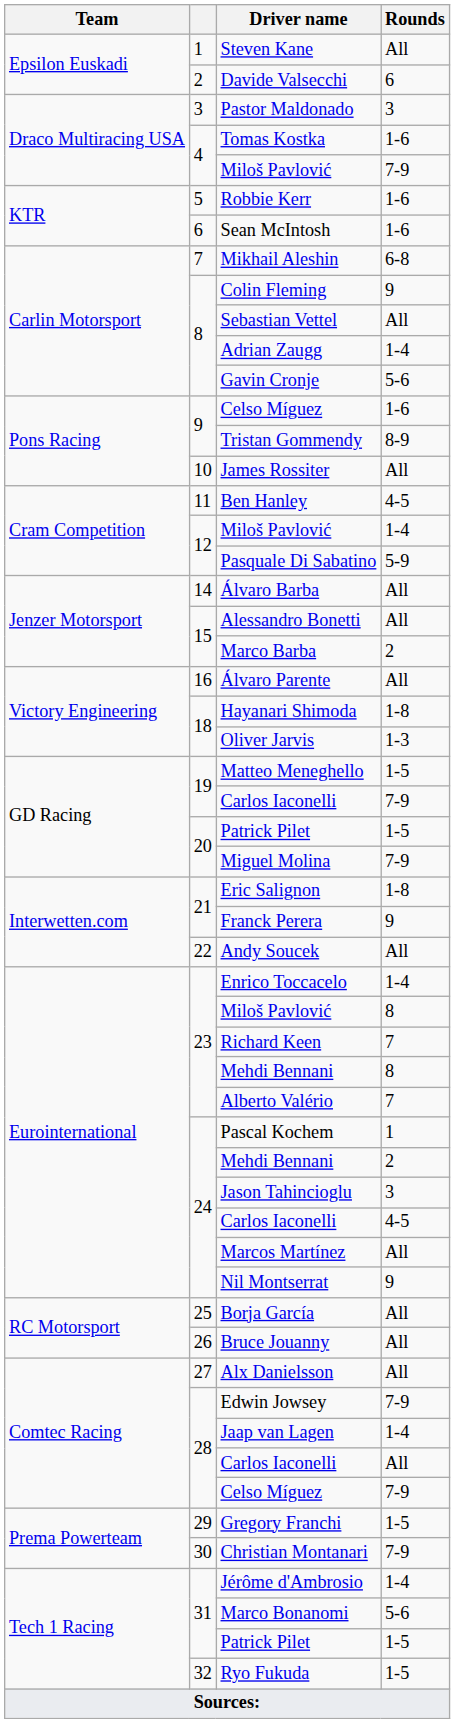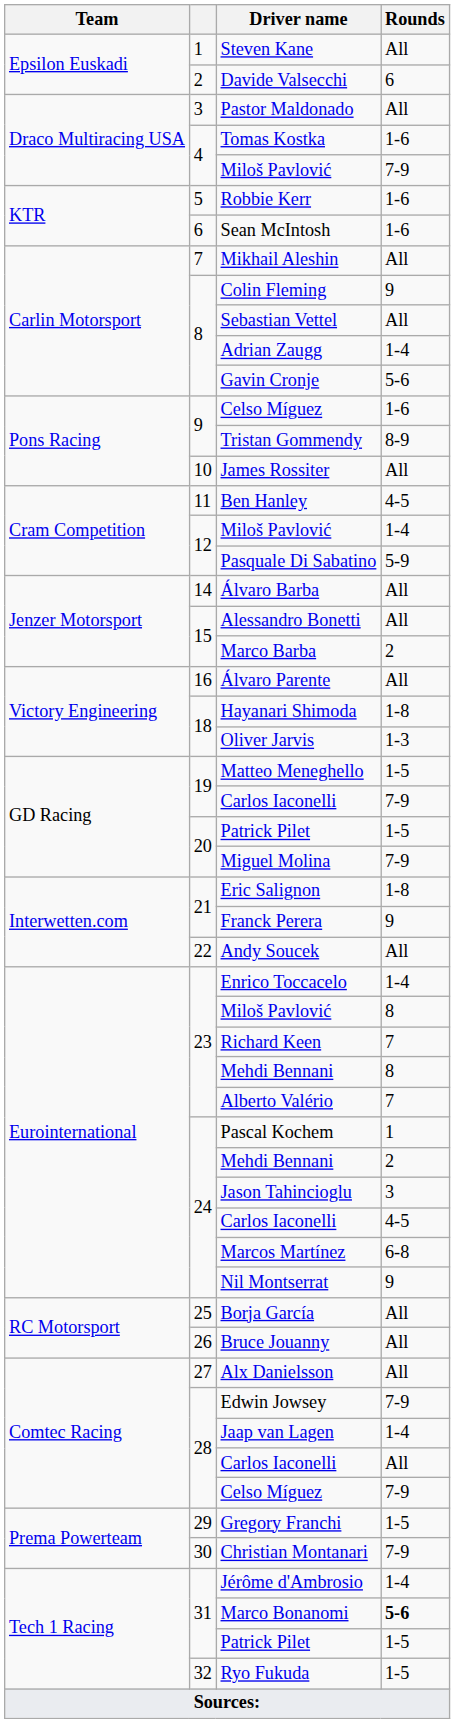(390, 109) 3 -> (397, 109) All
(397, 259) 6-8 -> (397, 259) All
(397, 1251) All -> (397, 1251) 6-8
(397, 1612) normal -> (397, 1612) bold
